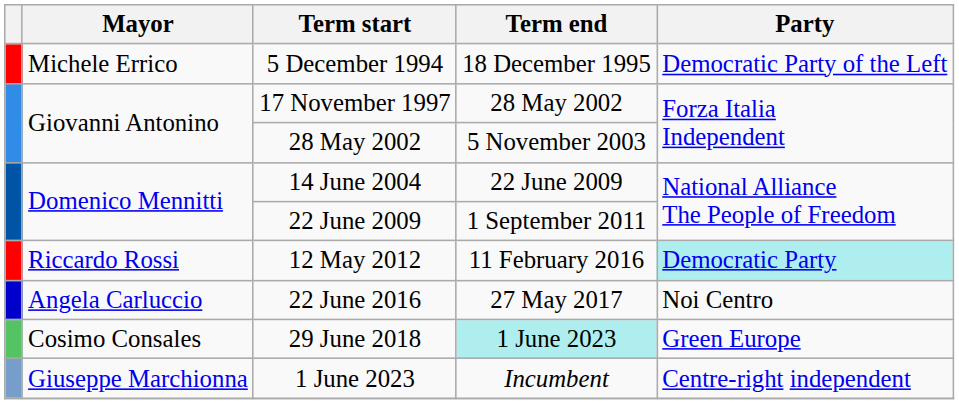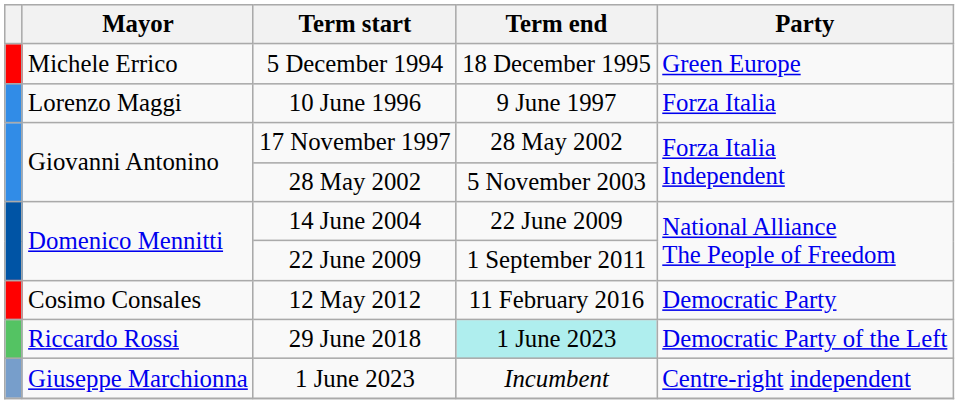(805, 63) Democratic Party of the Left -> (731, 63) Green Europe
+ row: (355, 102)
(104, 260) Riccardo Rossi -> (115, 299) Cosimo Consales
(749, 260) paleturquoise background -> (749, 299) no background
- row: (355, 299)
(115, 338) Cosimo Consales -> (104, 338) Riccardo Rossi
(731, 338) Green Europe -> (805, 338) Democratic Party of the Left
